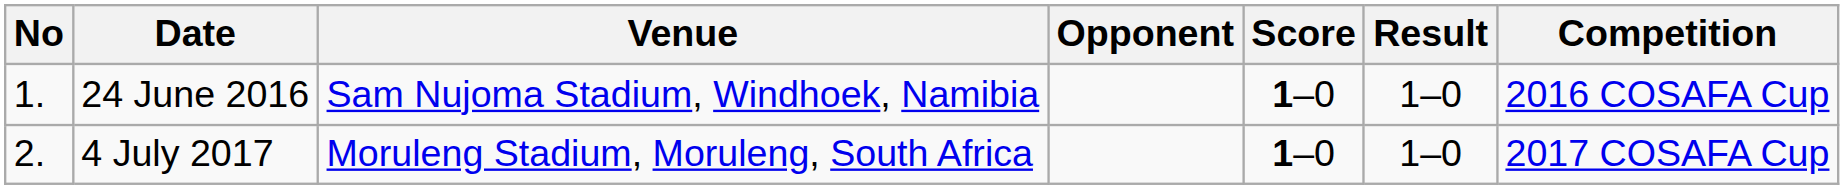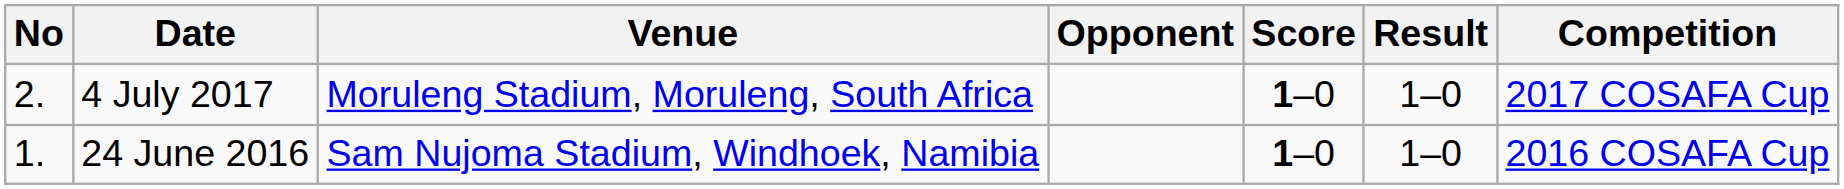rows swapped: (195, 93) <-> (177, 153)
